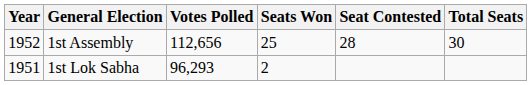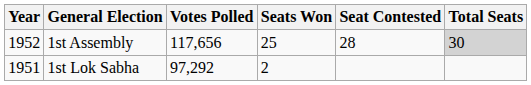(196, 42) 112,656 -> (196, 42) 117,656
(457, 42) no background -> (457, 42) lightgrey background
(192, 67) 96,293 -> (192, 67) 97,292
